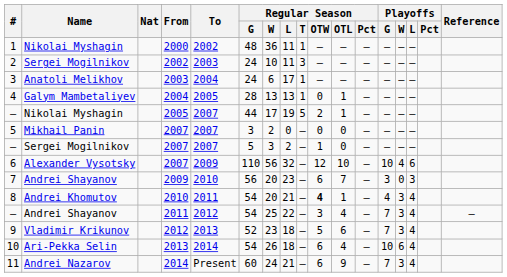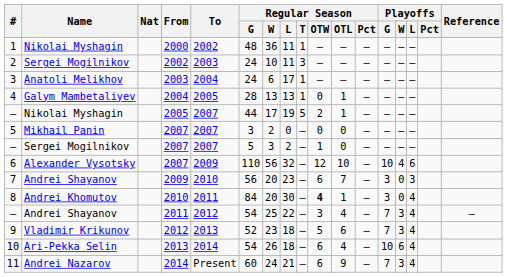(251, 197) 54 -> (251, 197) 84
(288, 197) 21 -> (288, 197) 30
(387, 197) 4 -> (387, 197) 3
(401, 197) 3 -> (401, 197) 0
